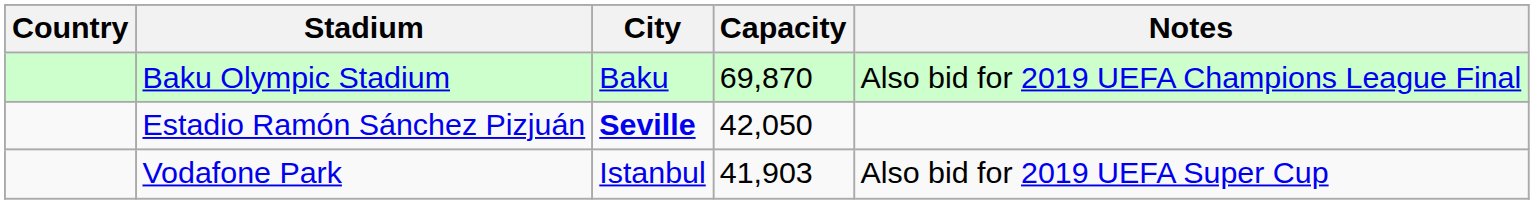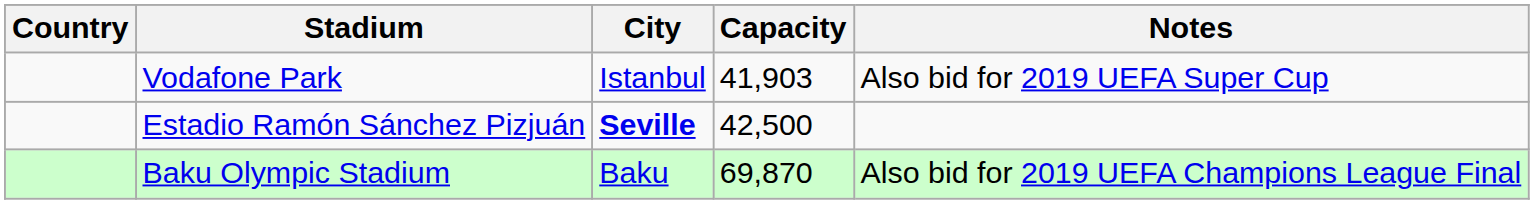rows swapped: (296, 76) <-> (242, 173)
(766, 125) 42,050 -> (766, 125) 42,500
